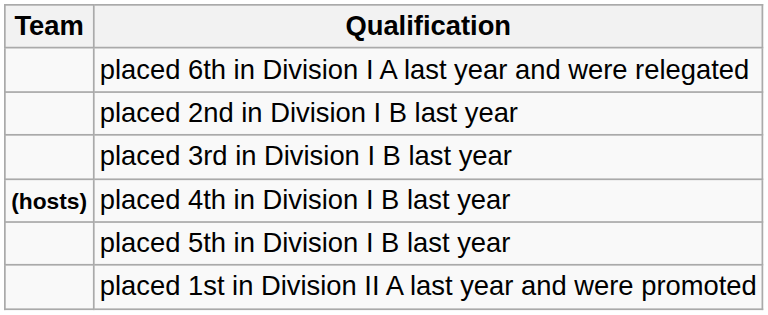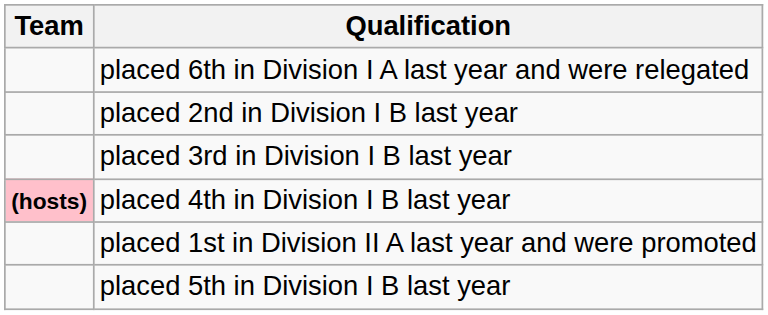(49, 201) no background -> (49, 201) pink background
rows swapped: (305, 243) <-> (428, 286)
